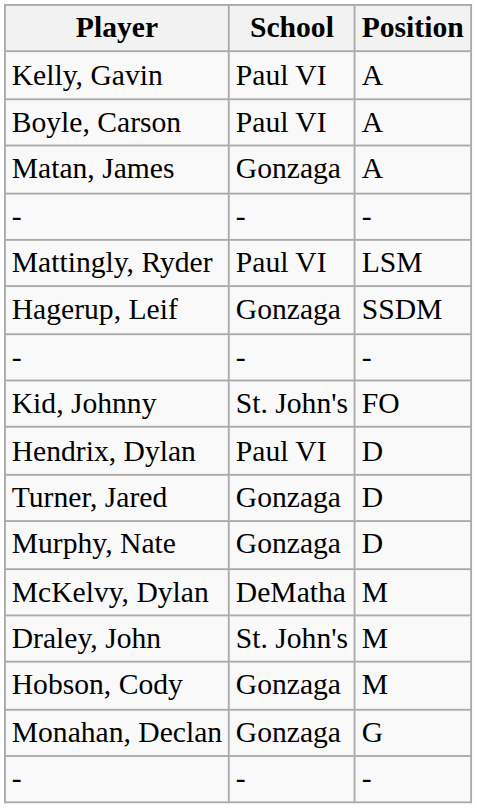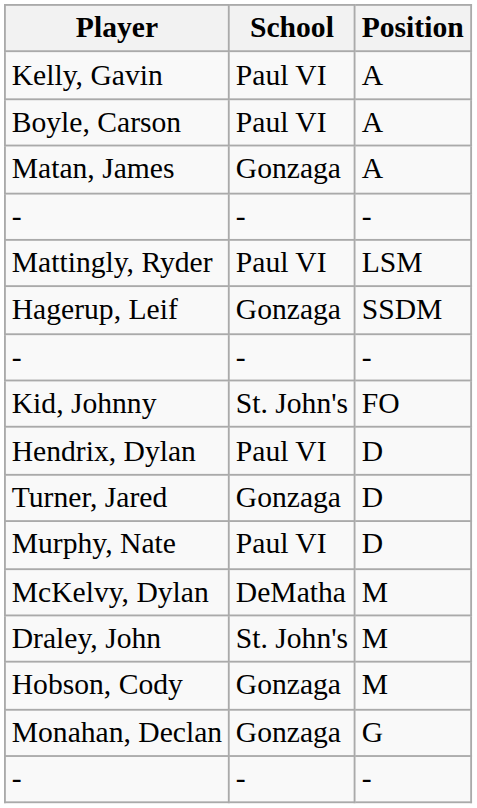(288, 544) Gonzaga -> (281, 544) Paul VI
